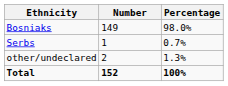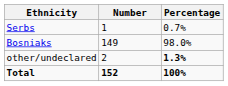rows swapped: (29, 27) <-> (21, 42)
(175, 58) normal -> (175, 58) bold
